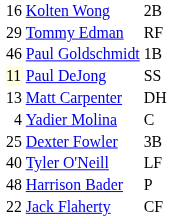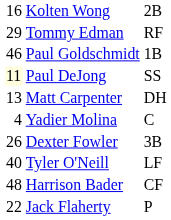(14, 141) 25 -> (14, 141) 26
(148, 185) P -> (153, 185) CF
(153, 206) CF -> (148, 206) P
